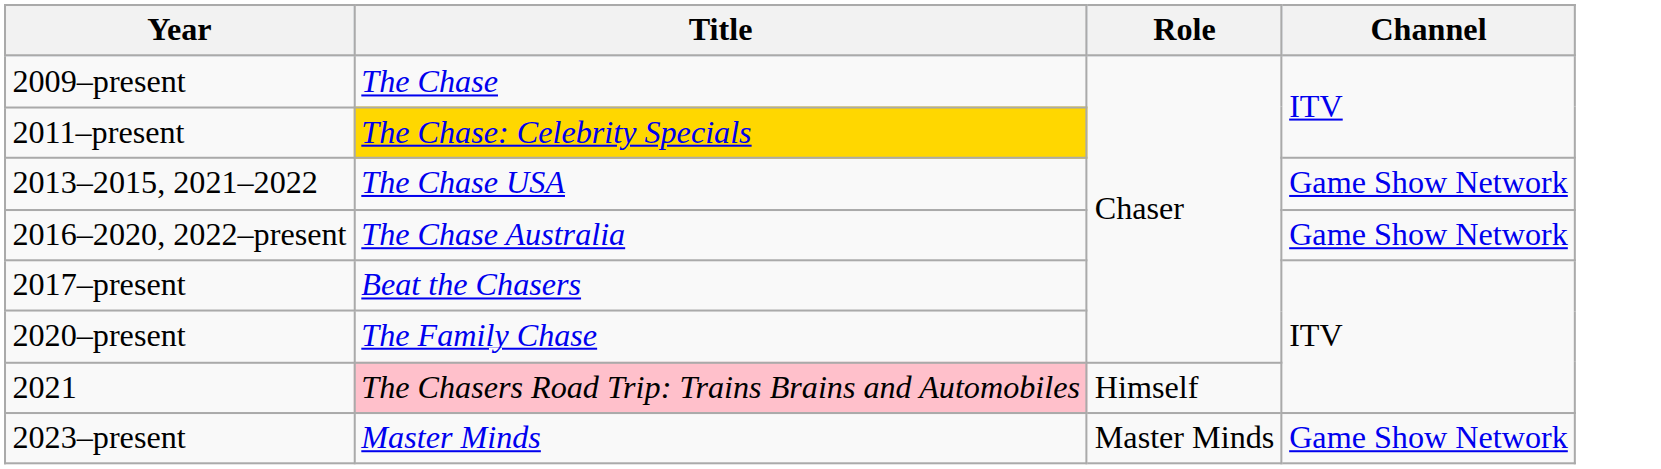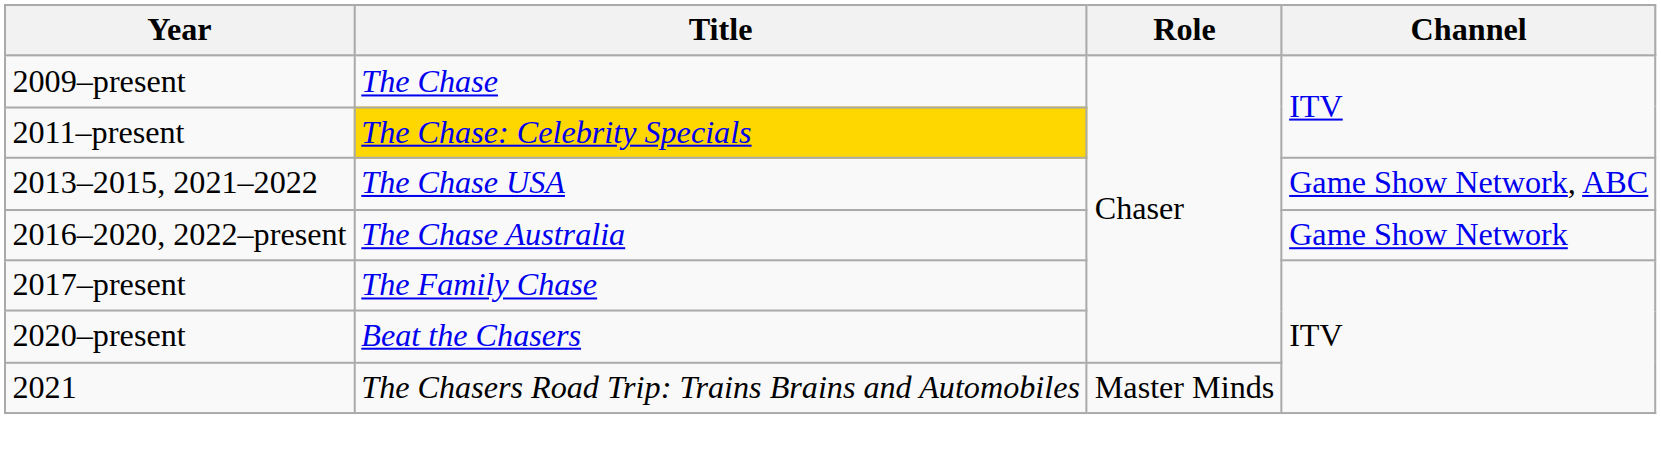(1428, 183) Game Show Network -> (1469, 183) Game Show Network, ABC
(471, 285) Beat the Chasers -> (479, 285) The Family Chase
(479, 336) The Family Chase -> (471, 336) Beat the Chasers
(721, 387) pink background -> (721, 387) no background
(1147, 387) Himself -> (1185, 387) Master Minds
- row: (99, 438)
